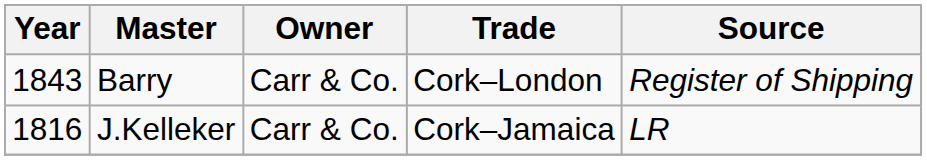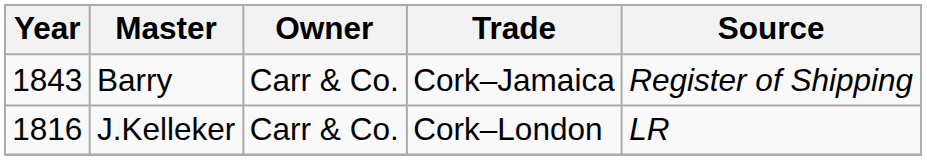(508, 79) Cork–London -> (514, 79) Cork–Jamaica
(514, 129) Cork–Jamaica -> (508, 129) Cork–London
